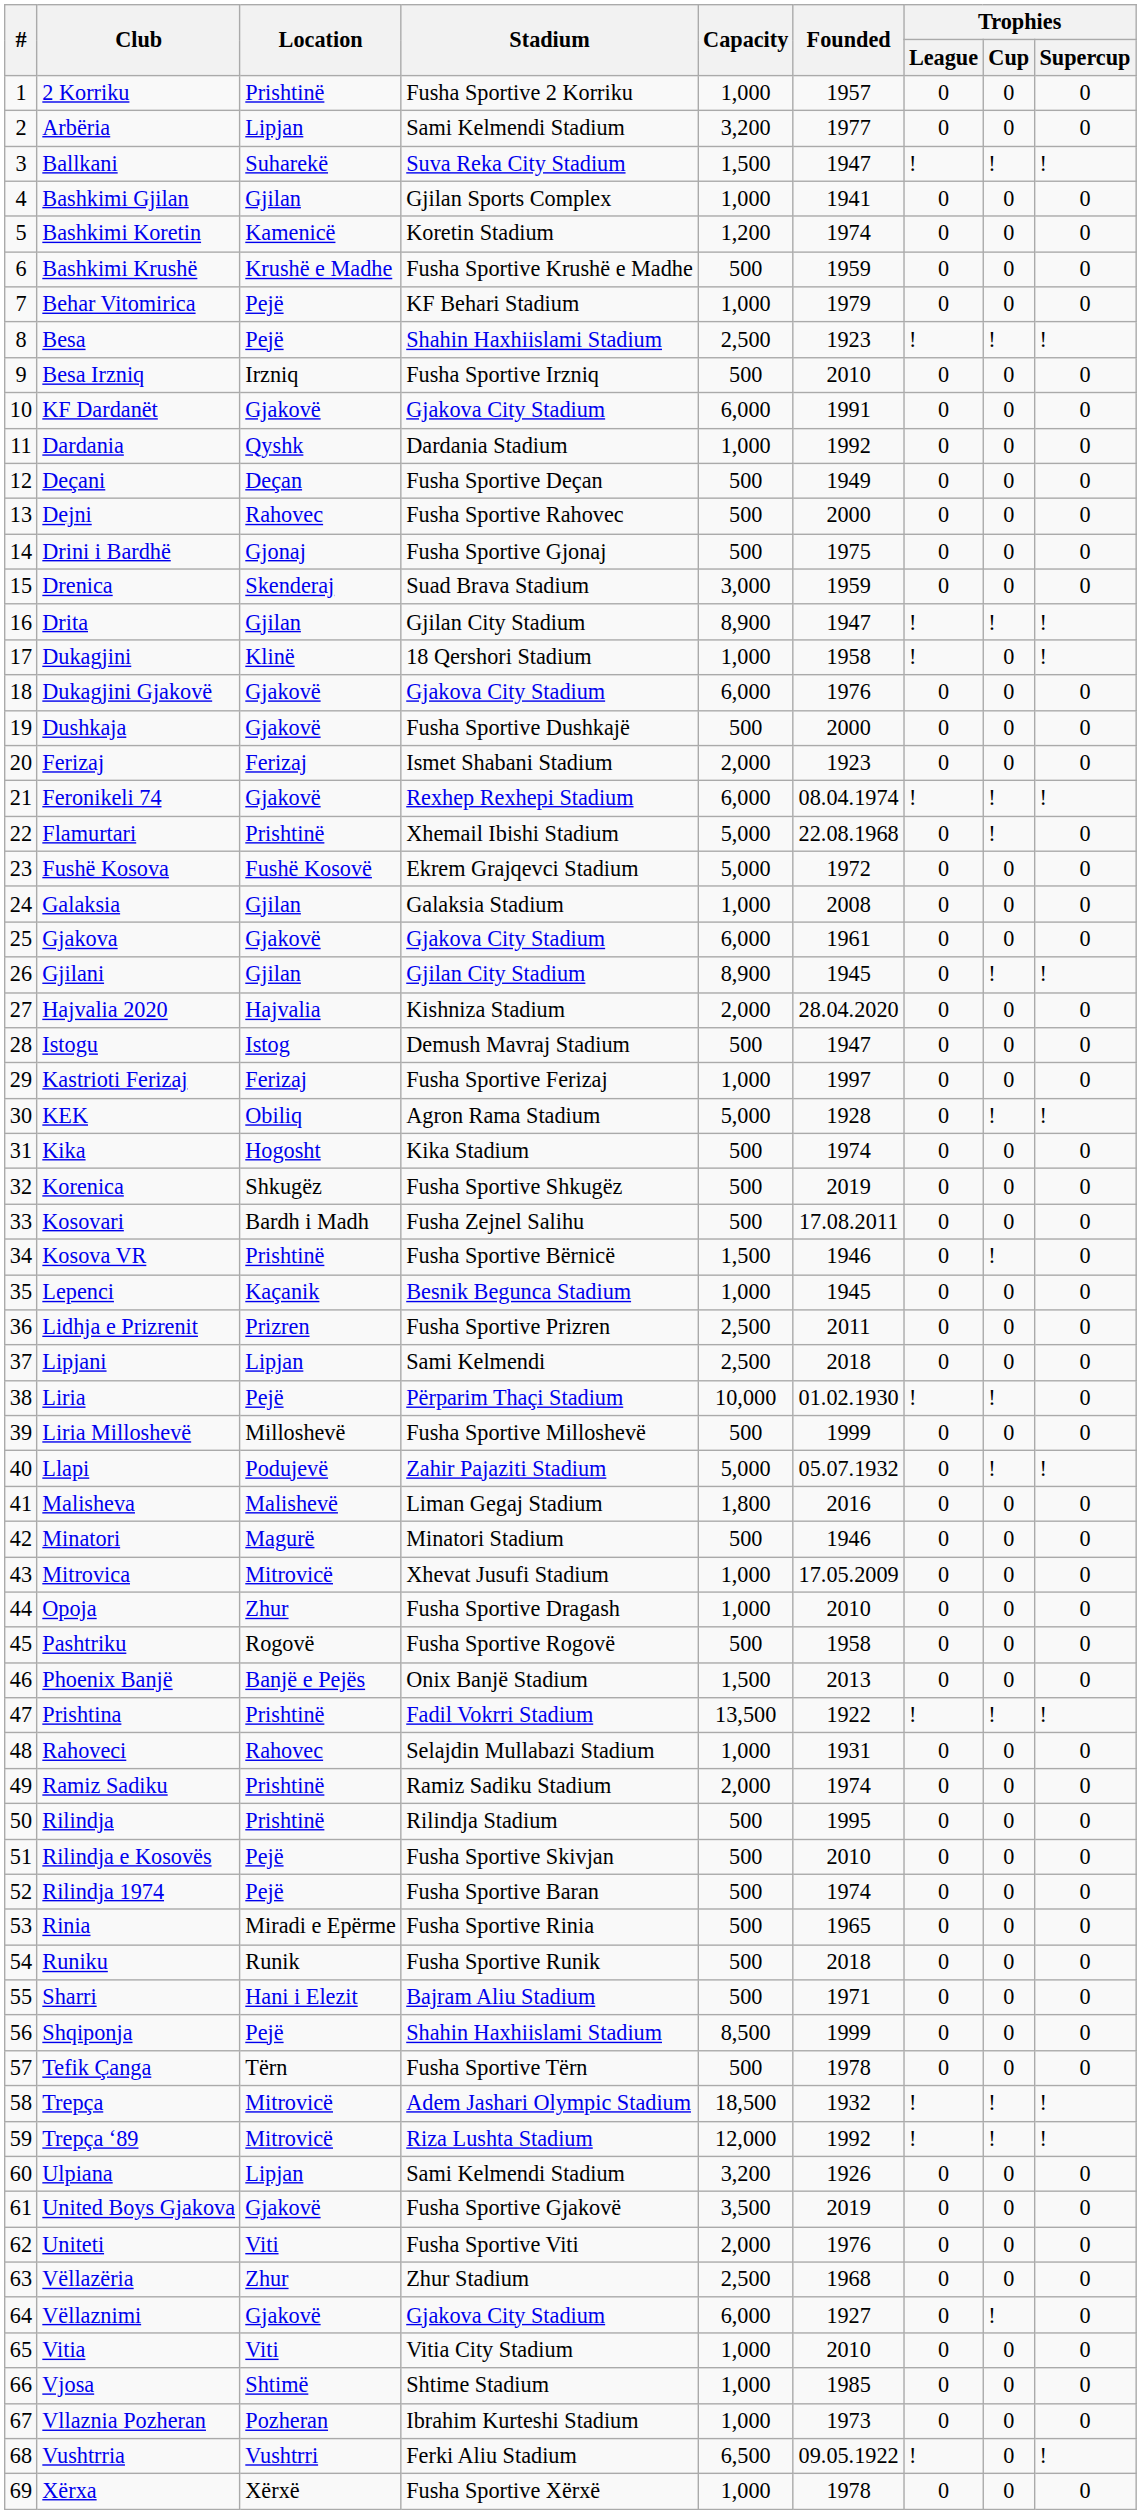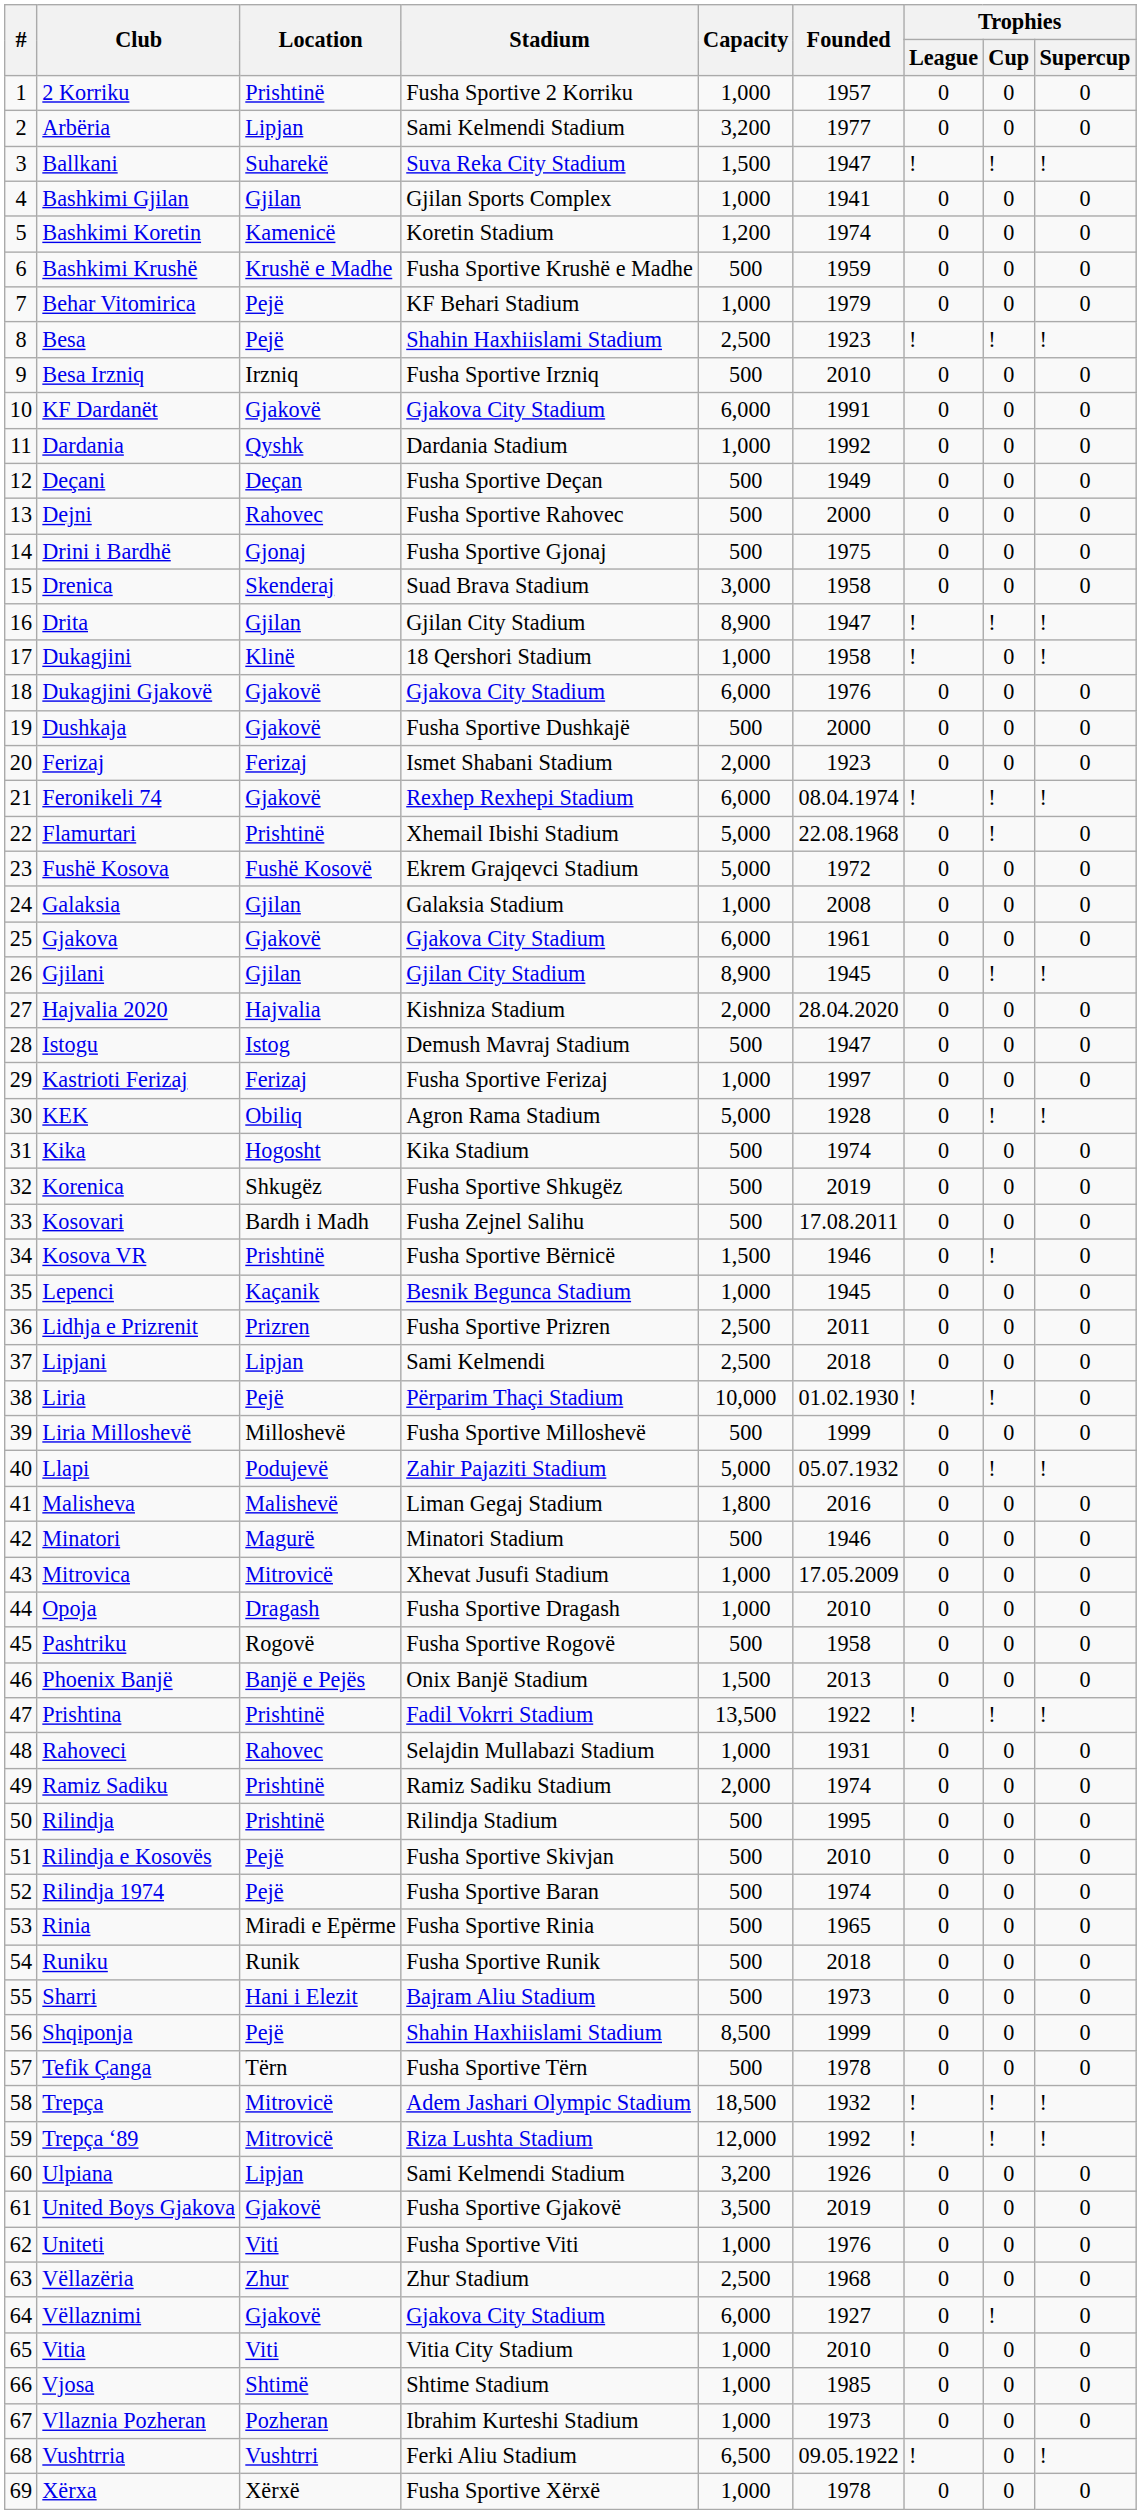(849, 586) 1959 -> (849, 586) 1958
(267, 1609) Zhur -> (282, 1609) Dragash
(849, 1997) 1971 -> (849, 1997) 1973
(746, 2244) 2,000 -> (746, 2244) 1,000
